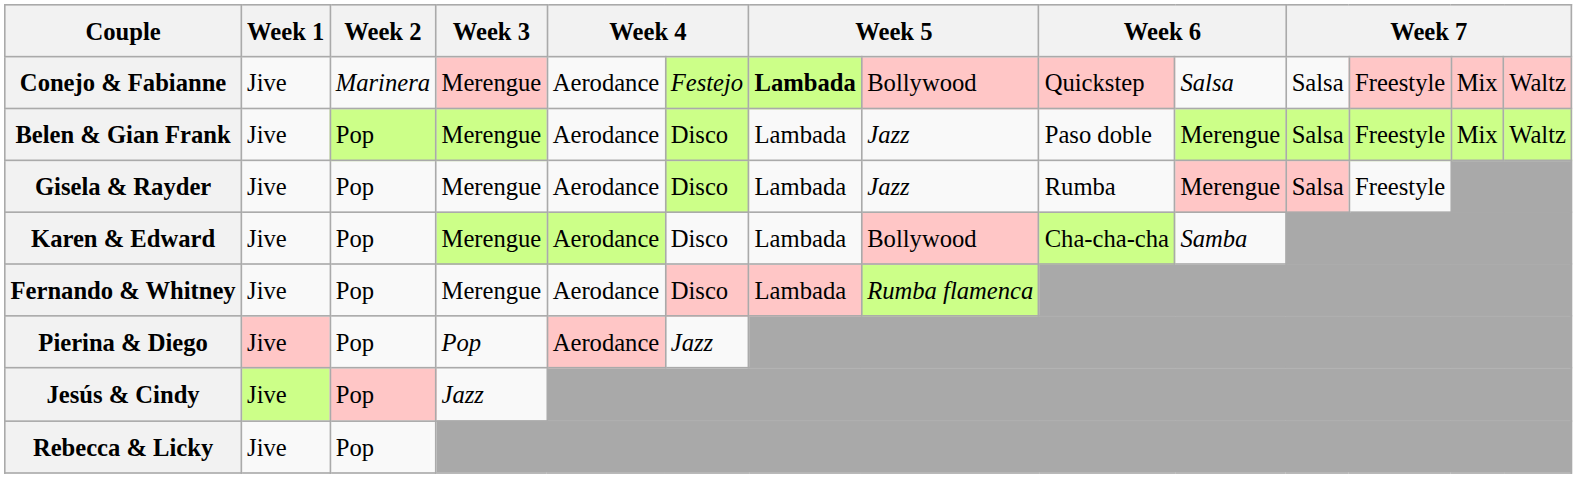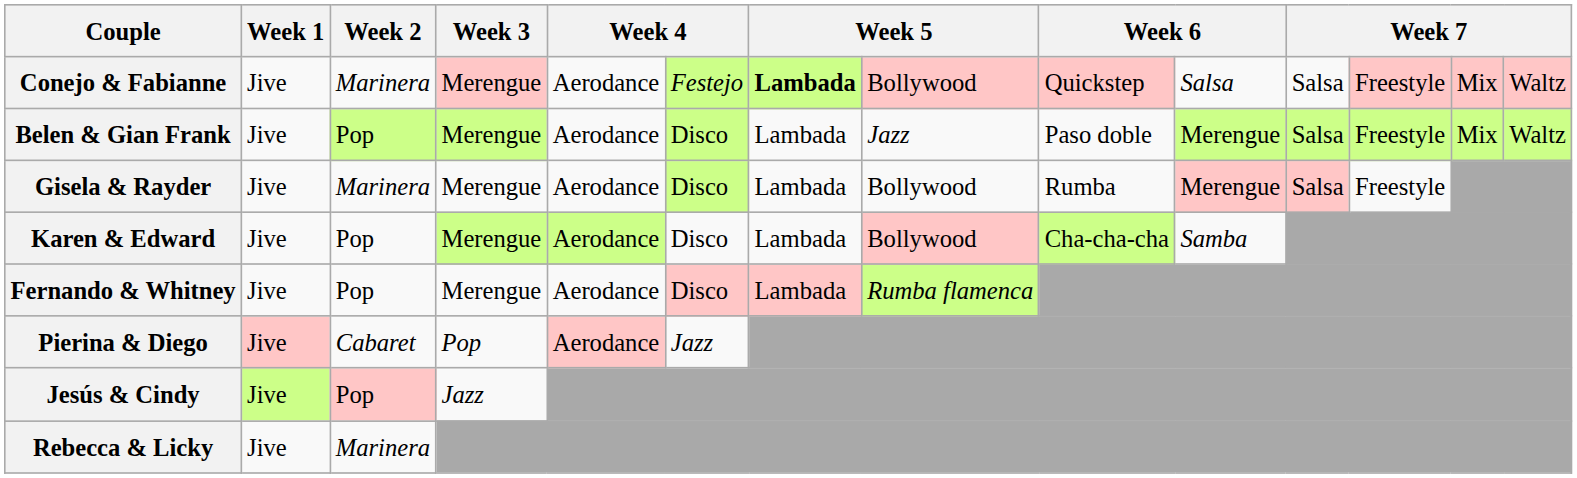(355, 187) Pop -> (383, 187) Marinera
(888, 187) Jazz -> (922, 187) Bollywood
(355, 343) Pop -> (376, 343) Cabaret
(355, 446) Pop -> (383, 446) Marinera
